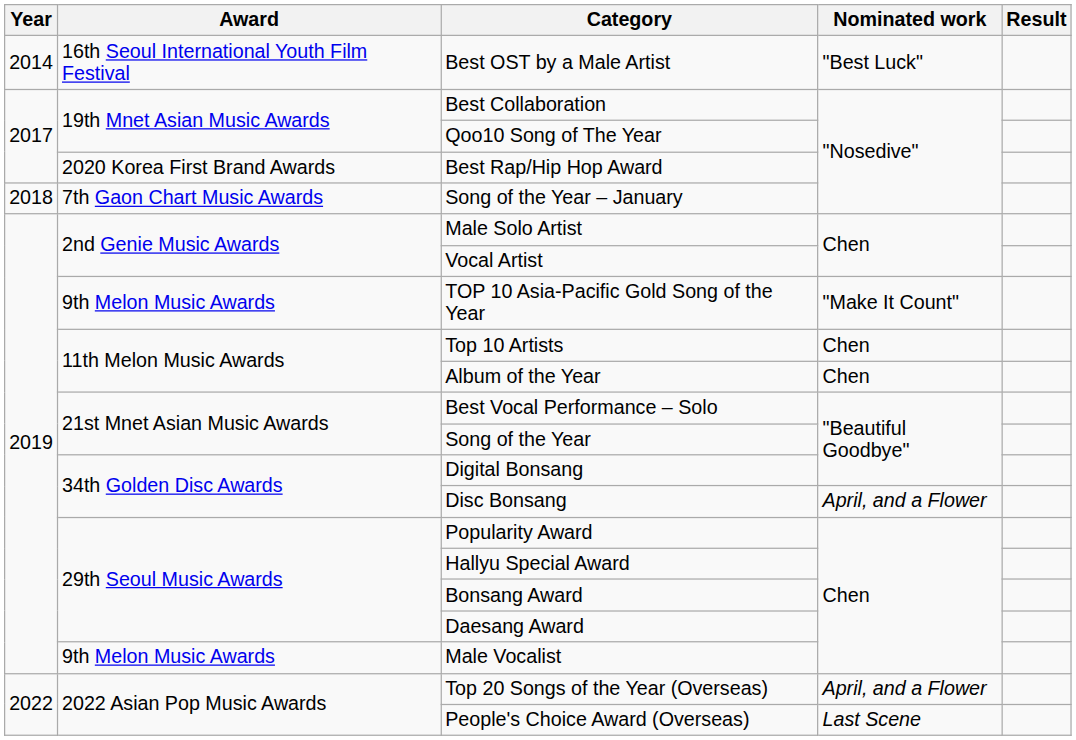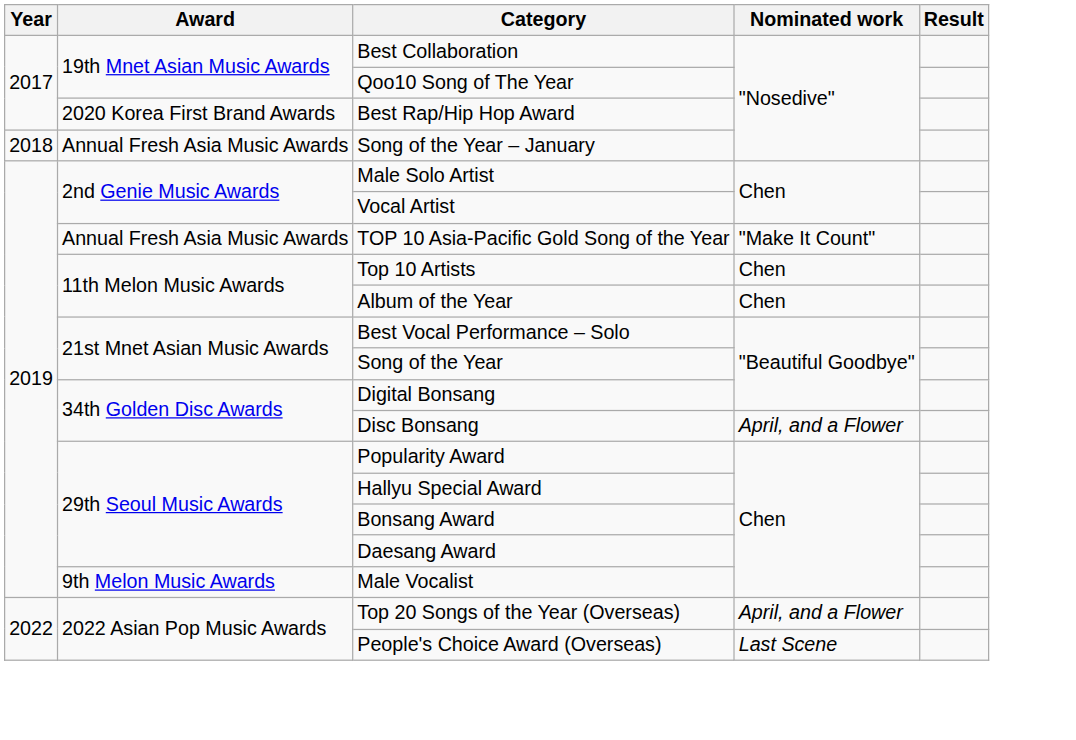- row: (558, 62)
(193, 198) 7th Gaon Chart Music Awards -> (205, 144) Annual Fresh Asia Music Awards
(168, 303) 9th Melon Music Awards -> (205, 238) Annual Fresh Asia Music Awards
